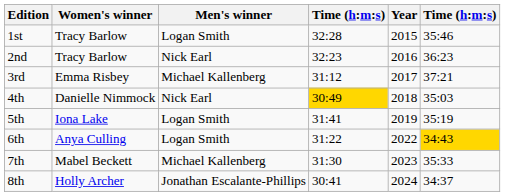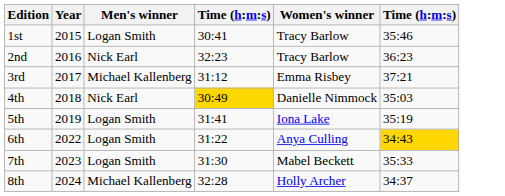columns swapped: (404, 14) <-> (105, 14)
(327, 35) 32:28 -> (213, 35) 30:41
(213, 160) Michael Kallenberg -> (121, 160) Logan Smith
(234, 181) Jonathan Escalante-Phillips -> (139, 181) Michael Kallenberg
(327, 181) 30:41 -> (213, 181) 32:28
